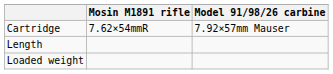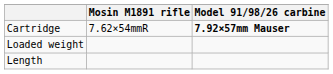(242, 29) normal -> (242, 29) bold
rows swapped: (25, 45) <-> (45, 61)
